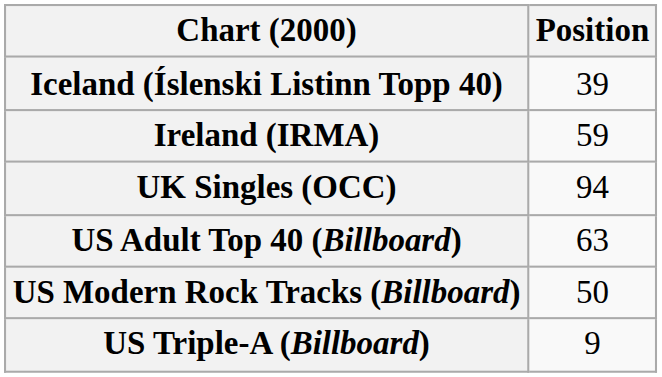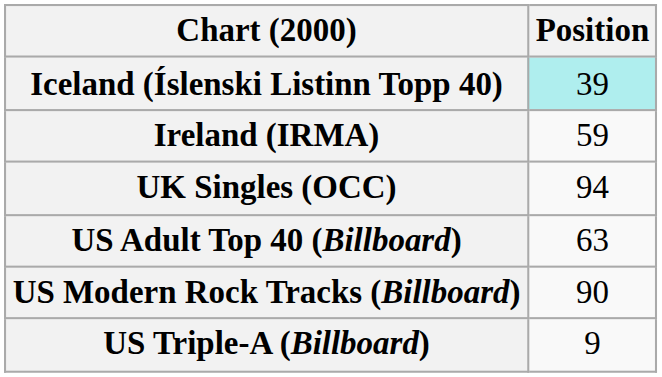(592, 82) no background -> (592, 82) paleturquoise background
(592, 291) 50 -> (592, 291) 90
